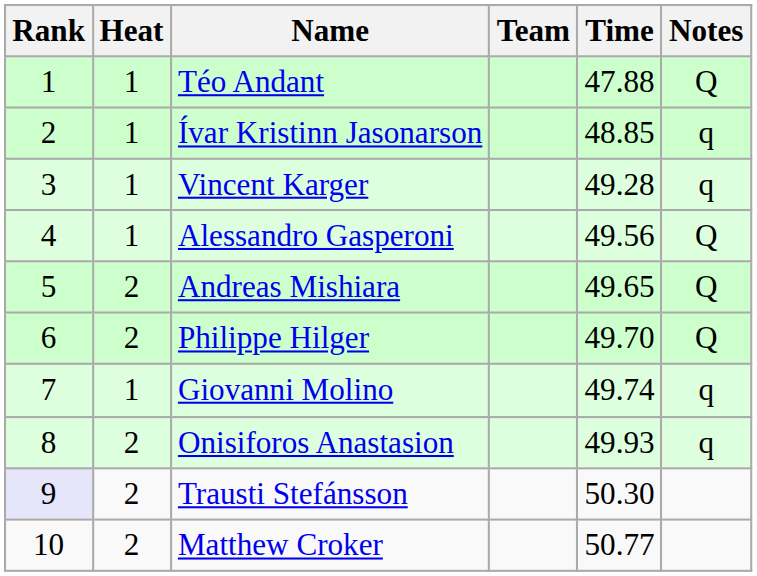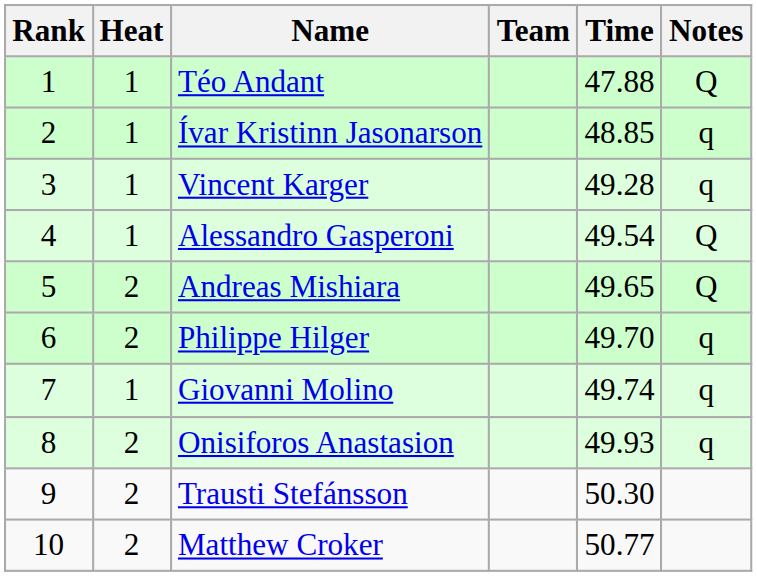(620, 235) 49.56 -> (620, 235) 49.54
(706, 338) Q -> (706, 338) q
(49, 492) lavender background -> (49, 492) no background
